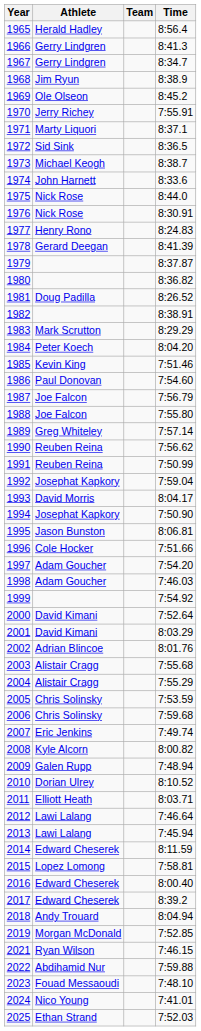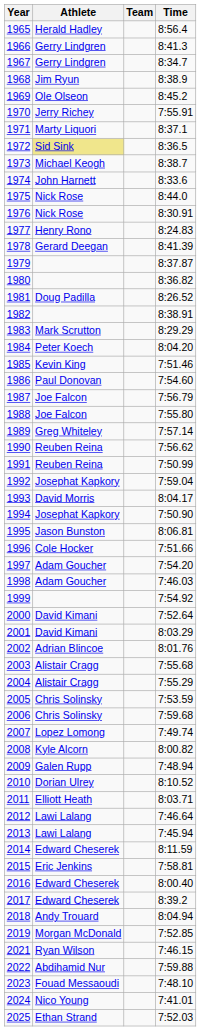(54, 146) no background -> (54, 146) khaki background
(64, 733) Eric Jenkins -> (70, 733) Lopez Lomong
(70, 866) Lopez Lomong -> (64, 866) Eric Jenkins
